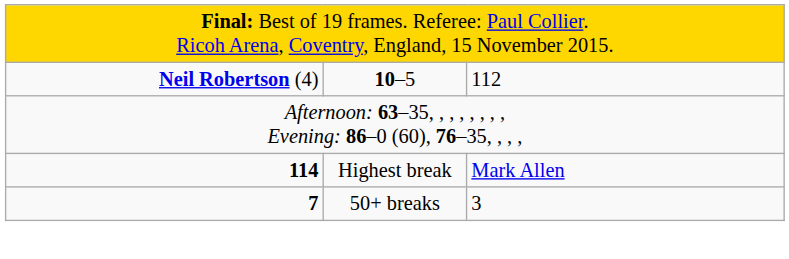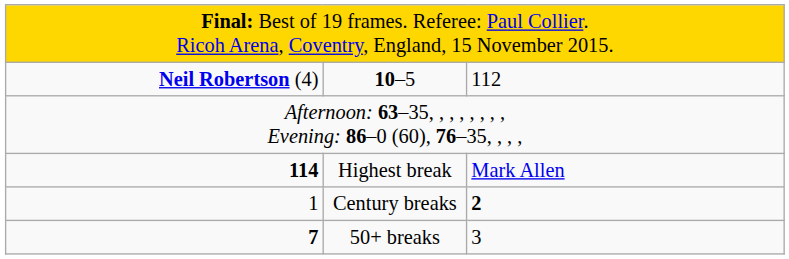+ row: (395, 204)
